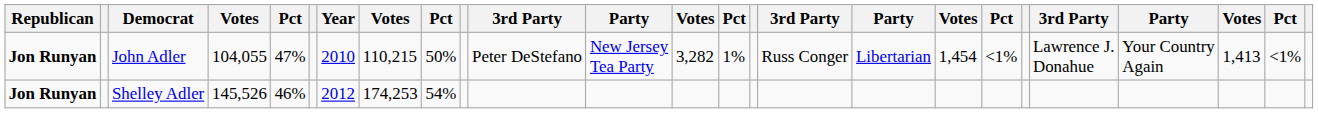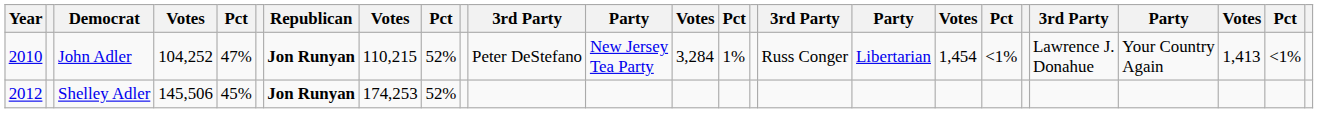columns swapped: (338, 18) <-> (52, 18)
(239, 56) 104,055 -> (186, 56) 104,252
(441, 56) 50% -> (441, 56) 52%
(695, 56) 3,282 -> (695, 56) 3,284
(239, 94) 145,526 -> (186, 94) 145,506
(290, 94) 46% -> (236, 94) 45%
(441, 94) 54% -> (441, 94) 52%
